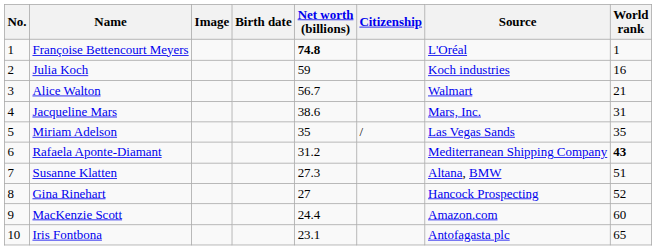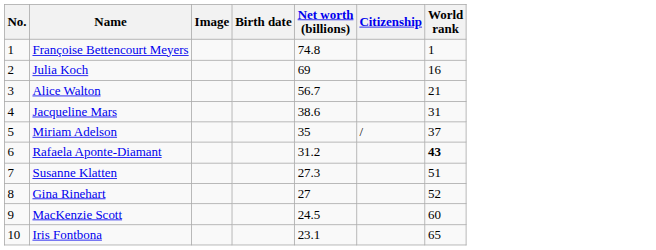- column: (518, 22)
(309, 49) bold -> (309, 49) normal
(304, 70) 59 -> (304, 70) 69
(620, 132) 35 -> (435, 132) 37
(309, 214) 24.4 -> (309, 214) 24.5
